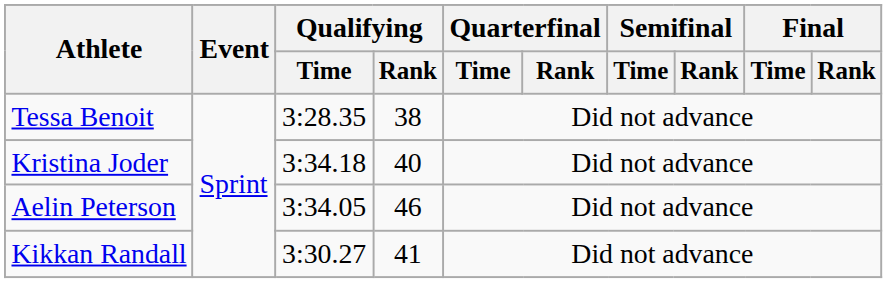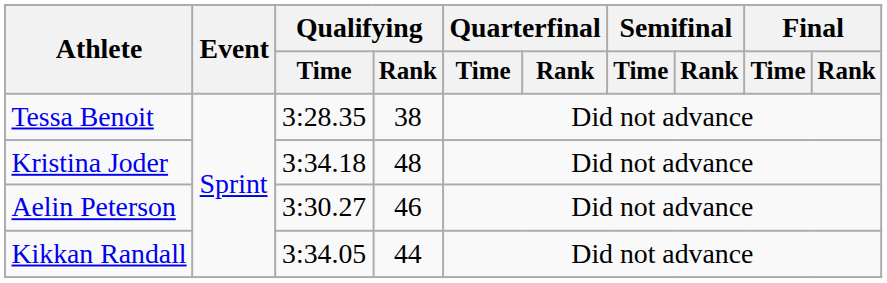(408, 162) 40 -> (408, 162) 48
(324, 208) 3:34.05 -> (324, 208) 3:30.27
(324, 253) 3:30.27 -> (324, 253) 3:34.05
(408, 253) 41 -> (408, 253) 44
